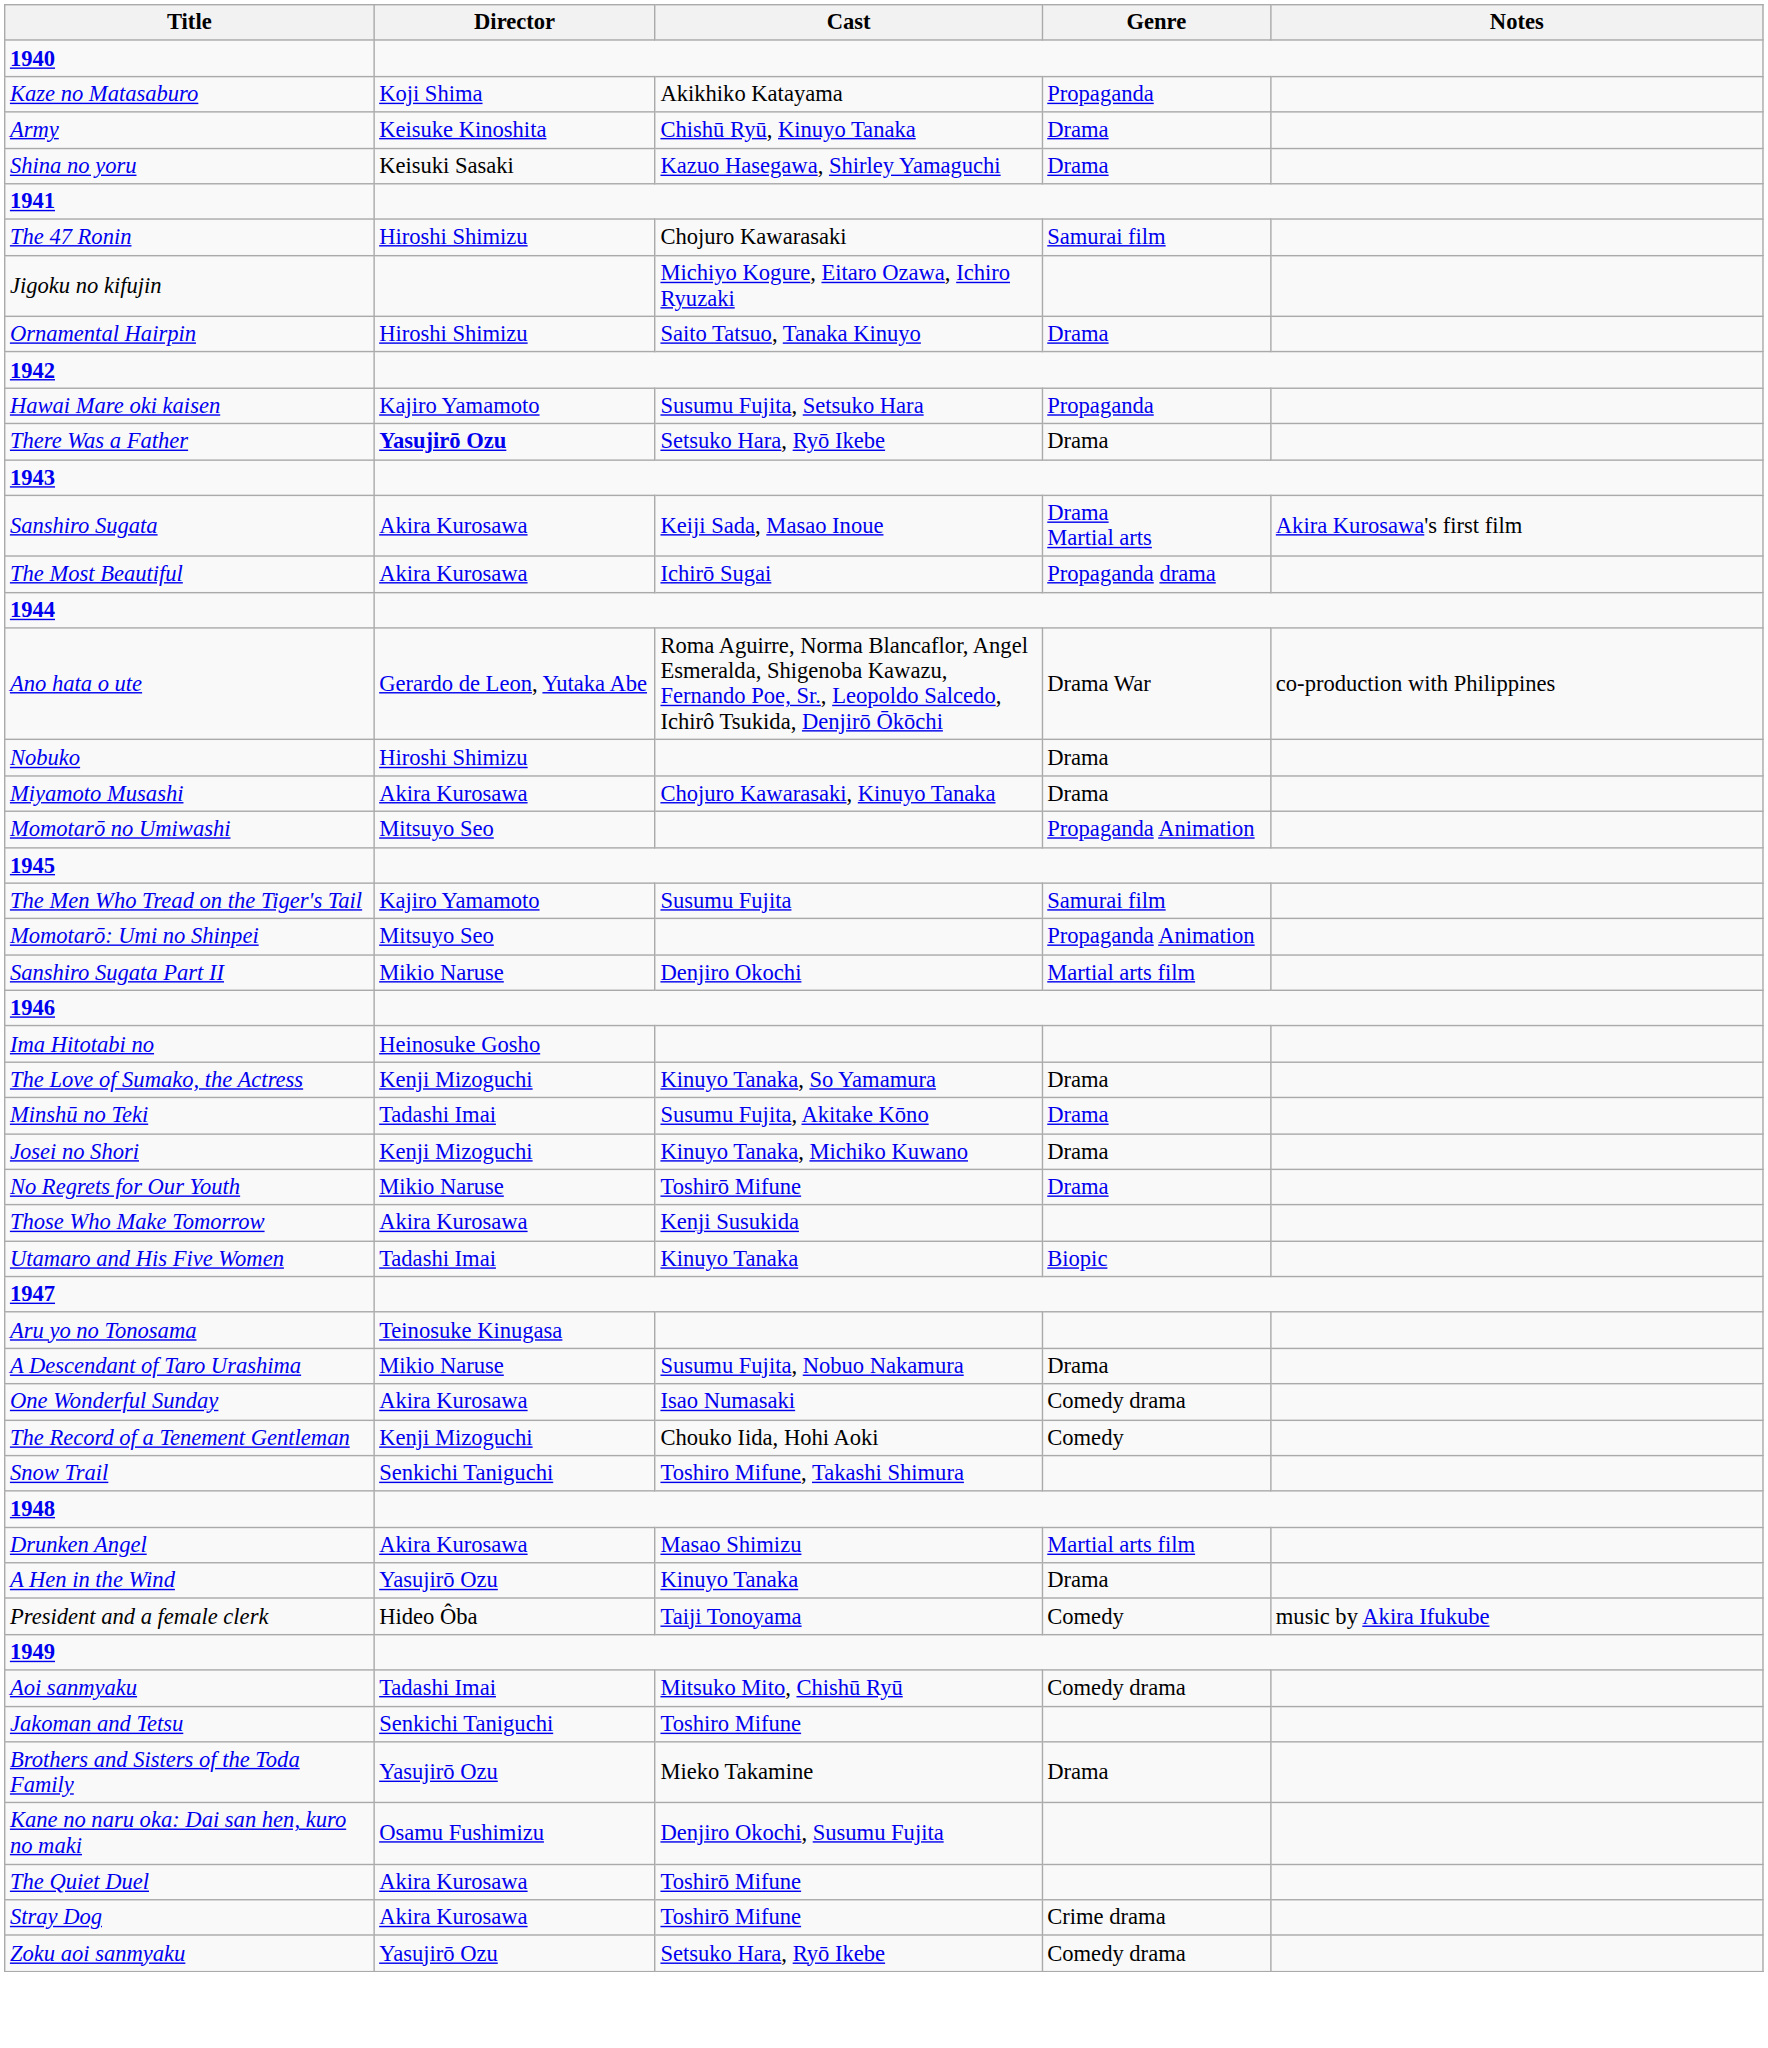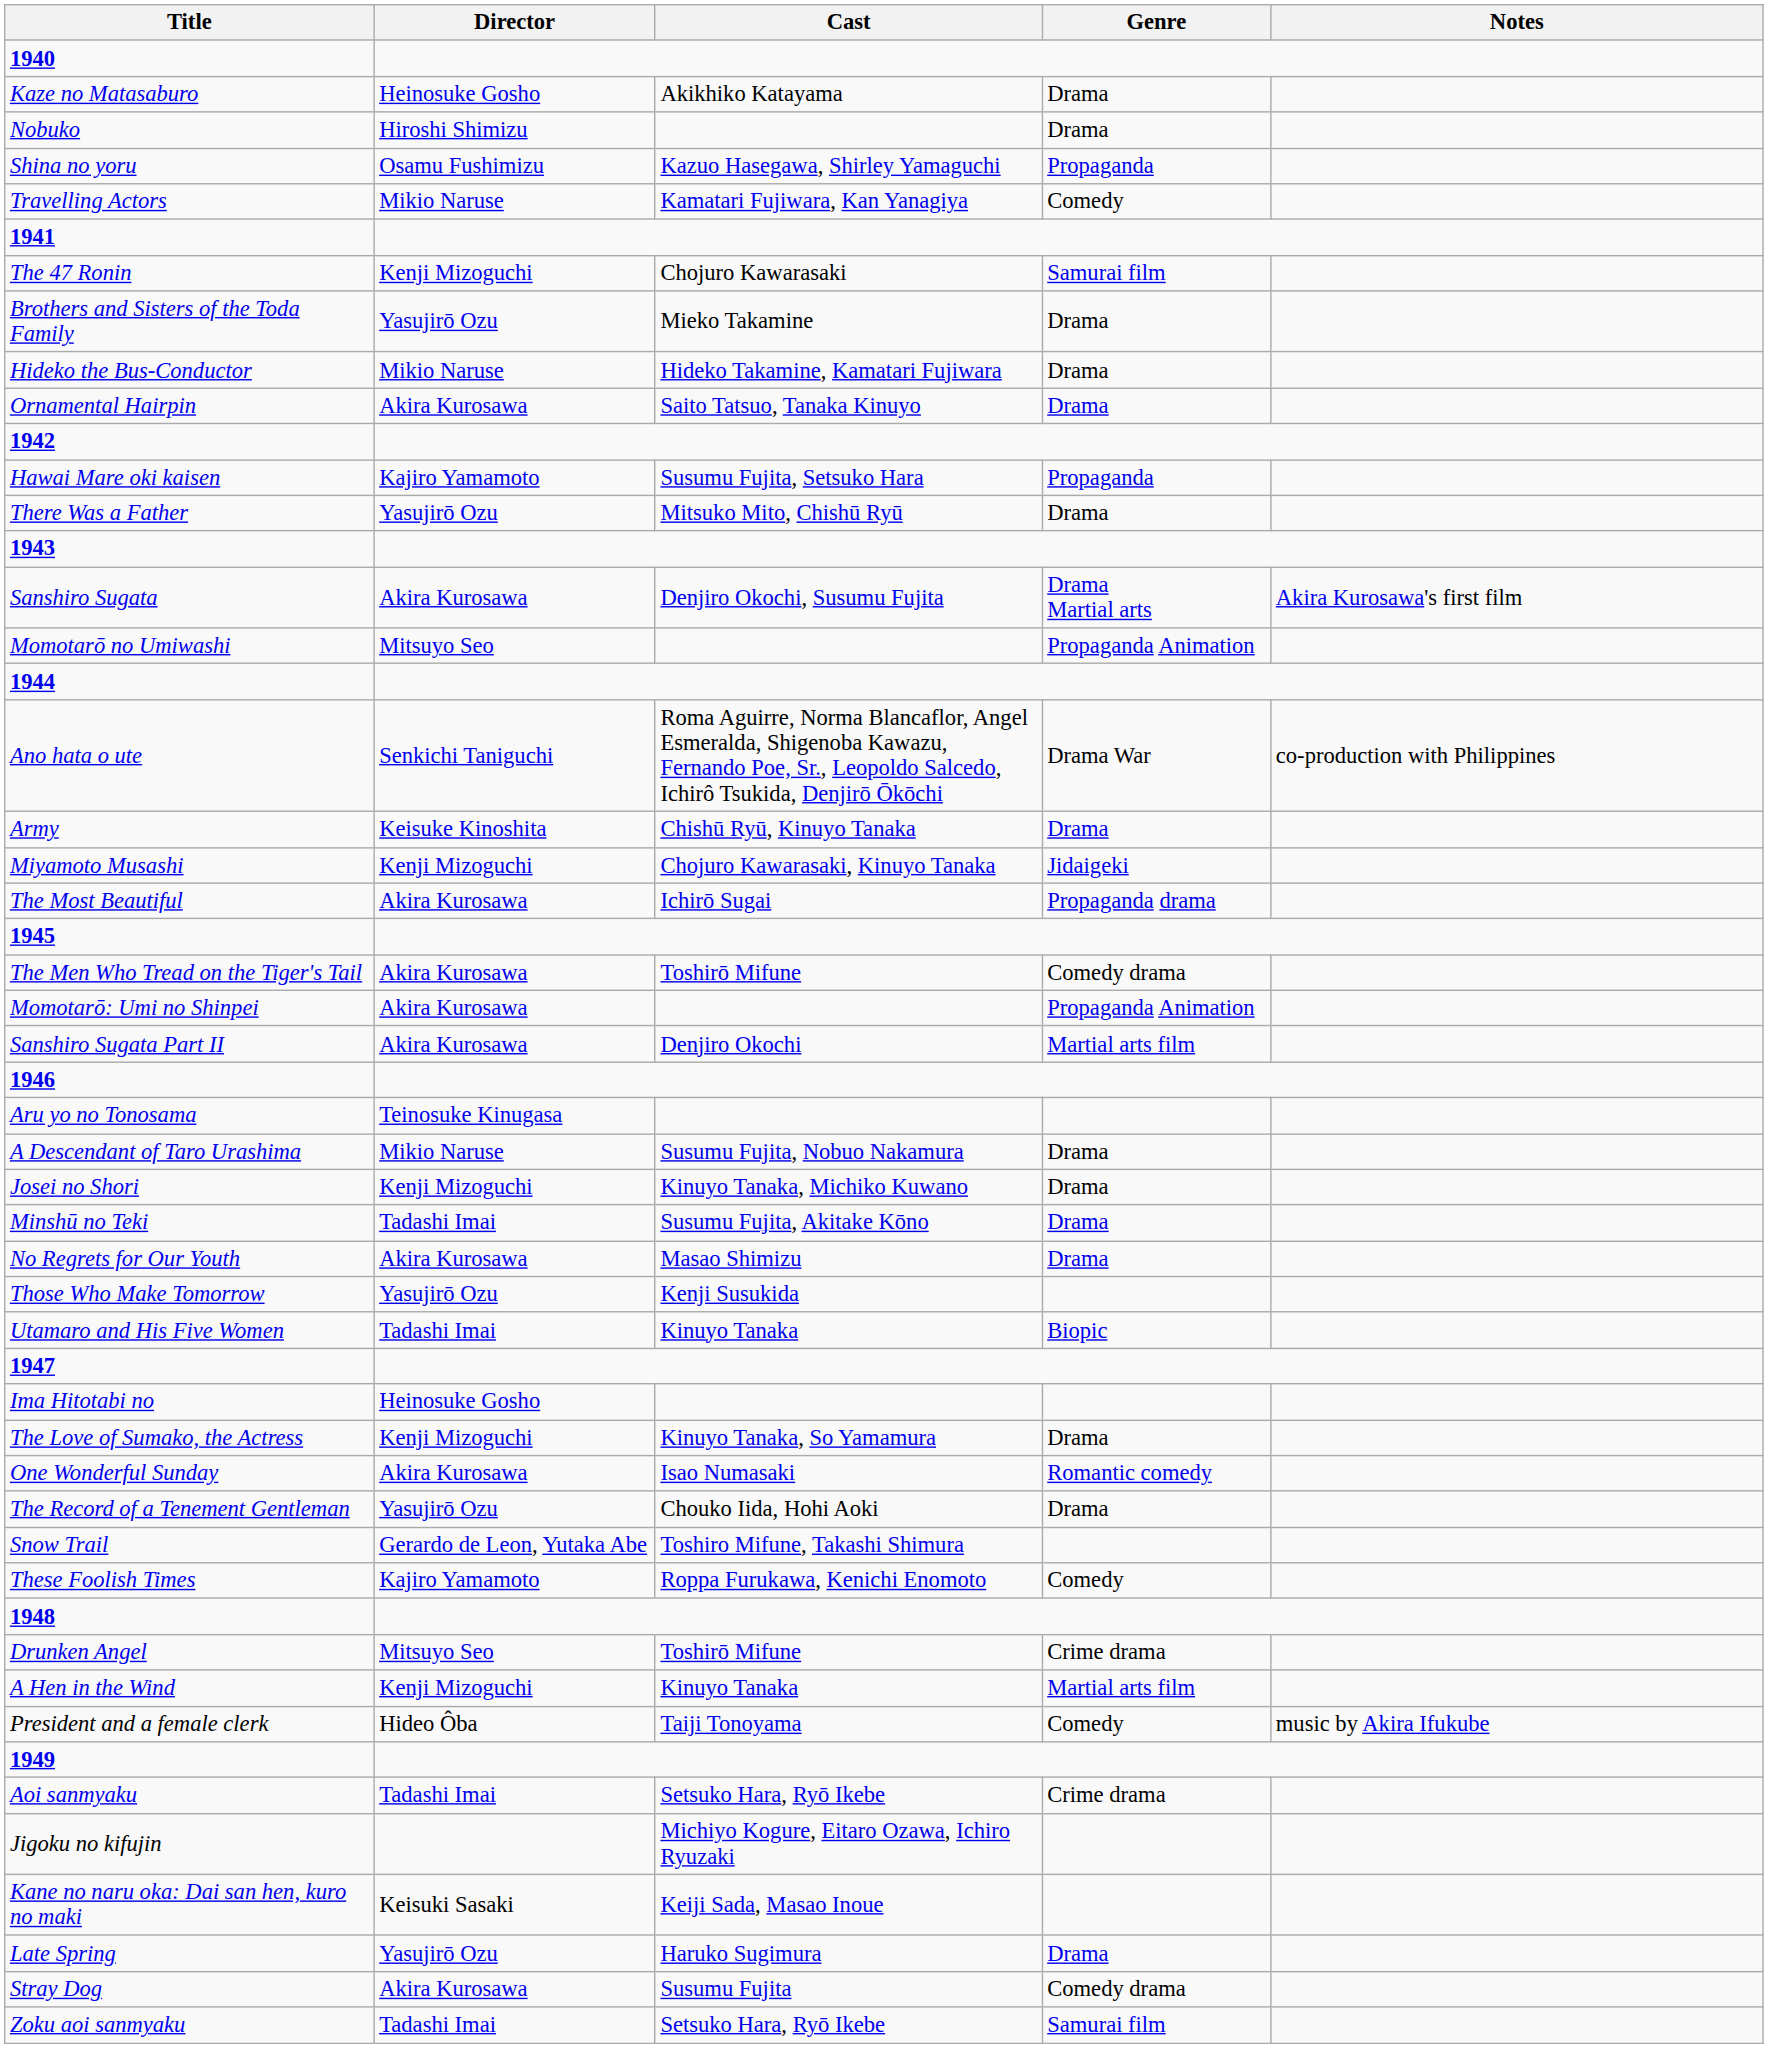(431, 93) Koji Shima -> (460, 93) Heinosuke Gosho
(1100, 93) Propaganda -> (1078, 93) Drama
rows swapped: (45, 757) <-> (34, 129)
(446, 165) Keisuki Sasaki -> (462, 165) Osamu Fushimizu
(1078, 165) Drama -> (1100, 165) Propaganda
+ row: (88, 201)
(453, 237) Hiroshi Shimizu -> (456, 272) Kenji Mizoguchi
rows swapped: (155, 1772) <-> (86, 285)
+ row: (131, 369)
(453, 333) Hiroshi Shimizu -> (453, 405) Akira Kurosawa
(443, 441) bold -> (438, 512) normal
(773, 441) Setsuko Hara, Ryō Ikebe -> (782, 512) Mitsuko Mito, Chishū Ryū
(772, 525) Keiji Sada, Masao Inoue -> (802, 597) Denjiro Okochi, Susumu Fujita
rows swapped: (120, 829) <-> (96, 574)
(513, 683) Gerardo de Leon, Yutaka Abe -> (466, 755) Senkichi Taniguchi
(453, 793) Akira Kurosawa -> (456, 864) Kenji Mizoguchi
(1078, 793) Drama -> (1088, 864) Jidaigeki
(459, 900) Kajiro Yamamoto -> (453, 972) Akira Kurosawa
(726, 900) Susumu Fujita -> (731, 972) Toshirō Mifune
(1106, 900) Samurai film -> (1116, 972) Comedy drama
(436, 936) Mitsuyo Seo -> (453, 1007) Akira Kurosawa
(441, 972) Mikio Naruse -> (453, 1043) Akira Kurosawa
rows swapped: (103, 1329) <-> (82, 1043)
rows swapped: (156, 1365) <-> (157, 1079)
rows swapped: (74, 1151) <-> (79, 1115)
(441, 1186) Mikio Naruse -> (453, 1258) Akira Kurosawa
(731, 1186) Toshirō Mifune -> (731, 1258) Masao Shimizu
(453, 1222) Akira Kurosawa -> (438, 1294) Yasujirō Ozu
(1116, 1401) Comedy drama -> (1130, 1473) Romantic comedy
(456, 1437) Kenji Mizoguchi -> (438, 1508) Yasujirō Ozu
(1085, 1437) Comedy -> (1078, 1508) Drama
(466, 1473) Senkichi Taniguchi -> (513, 1544) Gerardo de Leon, Yutaka Abe
+ row: (103, 1580)
(453, 1544) Akira Kurosawa -> (436, 1651) Mitsuyo Seo
(731, 1544) Masao Shimizu -> (731, 1651) Toshirō Mifune
(1121, 1544) Martial arts film -> (1106, 1651) Crime drama
(438, 1580) Yasujirō Ozu -> (456, 1687) Kenji Mizoguchi
(1078, 1580) Drama -> (1121, 1687) Martial arts film
(782, 1687) Mitsuko Mito, Chishū Ryū -> (773, 1795) Setsuko Hara, Ryō Ikebe
(1116, 1687) Comedy drama -> (1106, 1795) Crime drama
- row: (97, 1723)
(462, 1833) Osamu Fushimizu -> (446, 1904) Keisuki Sasaki
(802, 1833) Denjiro Okochi, Susumu Fujita -> (772, 1904) Keiji Sada, Masao Inoue
+ row: (63, 1953)
- row: (79, 1881)
(731, 1917) Toshirō Mifune -> (726, 1988) Susumu Fujita
(1106, 1917) Crime drama -> (1116, 1988) Comedy drama
(438, 1953) Yasujirō Ozu -> (438, 2024) Tadashi Imai
(1116, 1953) Comedy drama -> (1106, 2024) Samurai film
